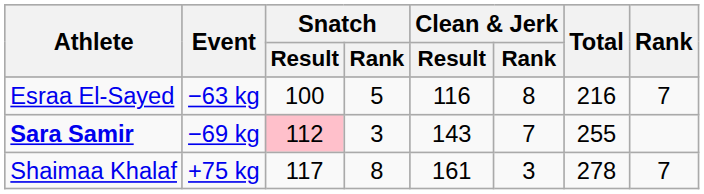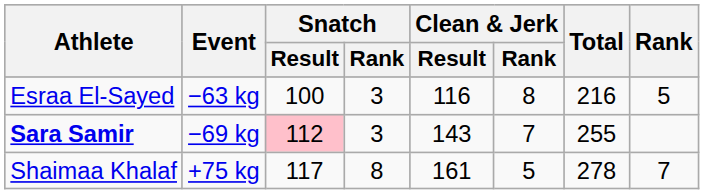(377, 96) 5 -> (377, 96) 3
(664, 96) 7 -> (664, 96) 5
(529, 171) 3 -> (529, 171) 5
